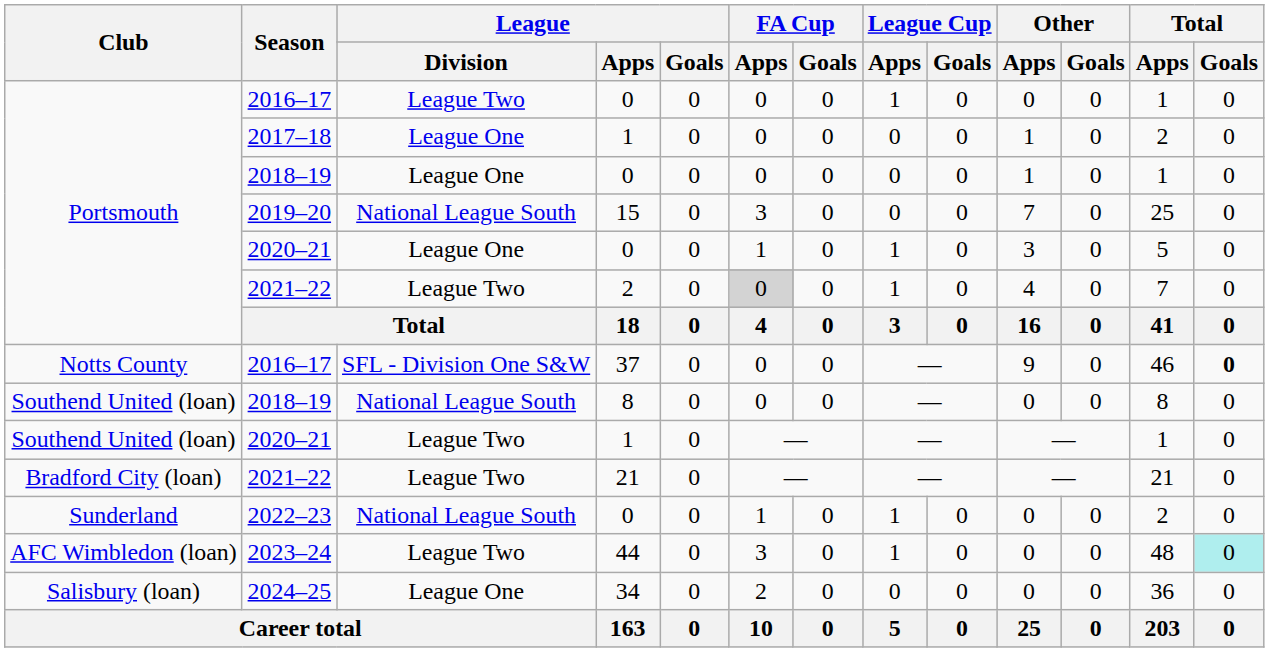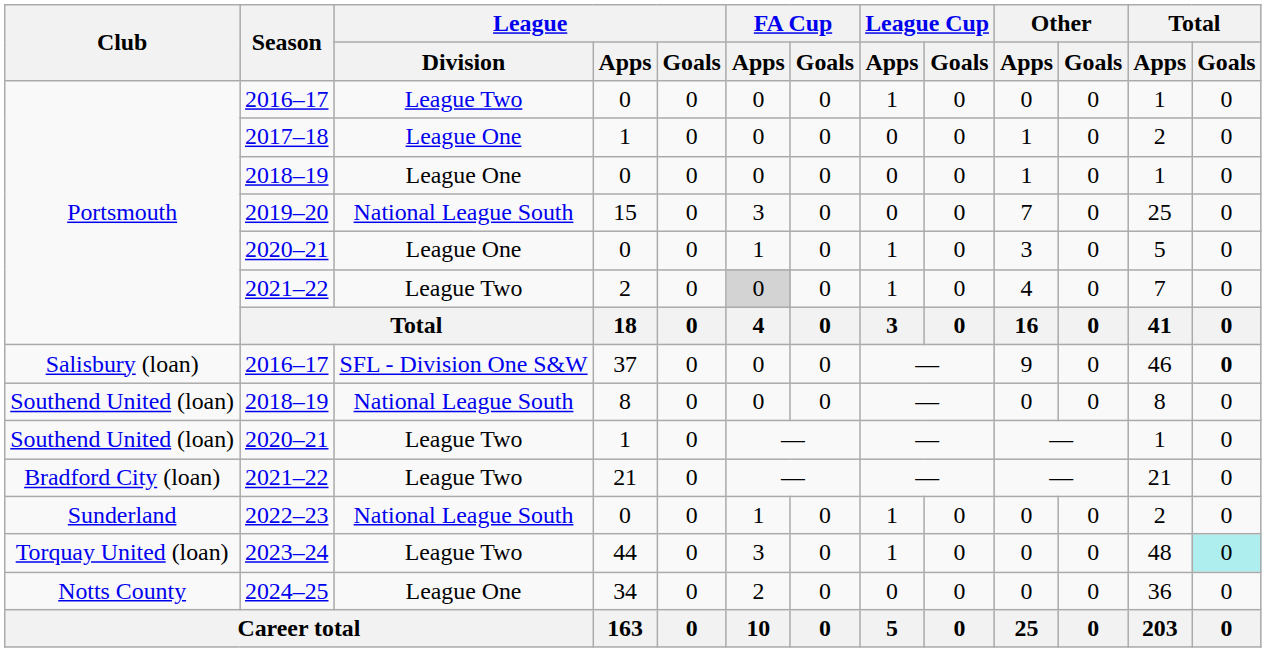(123, 363) Notts County -> (122, 363) Salisbury (loan)
(123, 552) AFC Wimbledon (loan) -> (122, 552) Torquay United (loan)
(123, 590) Salisbury (loan) -> (122, 590) Notts County
